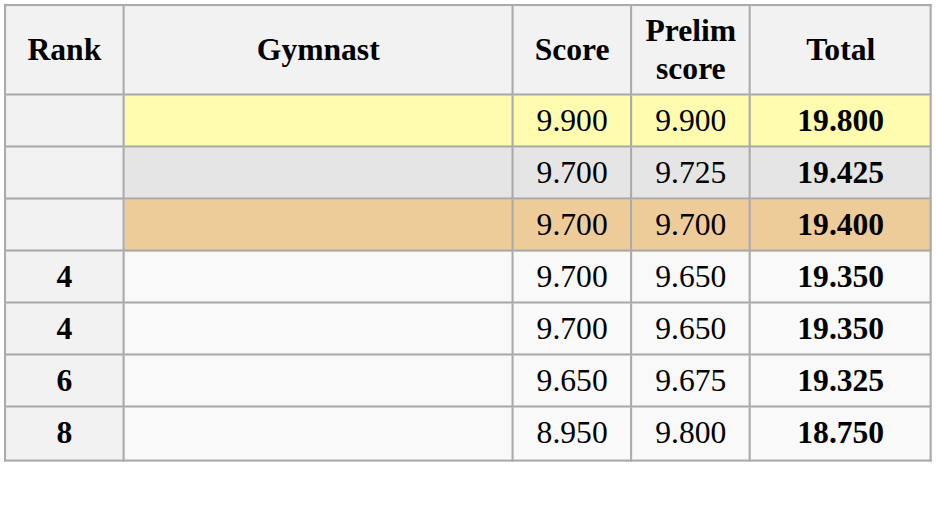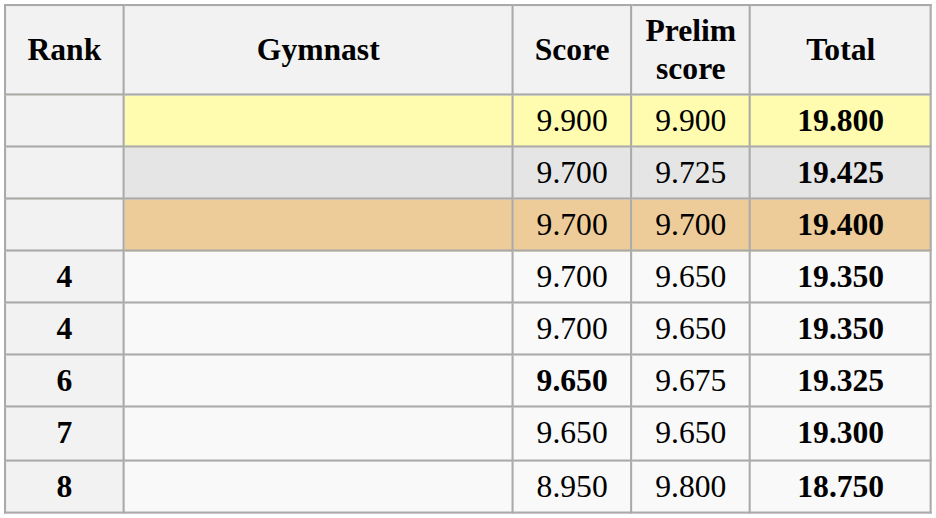(572, 380) normal -> (572, 380) bold
+ row: (64, 433)
